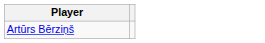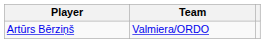+ column: (193, 13)
